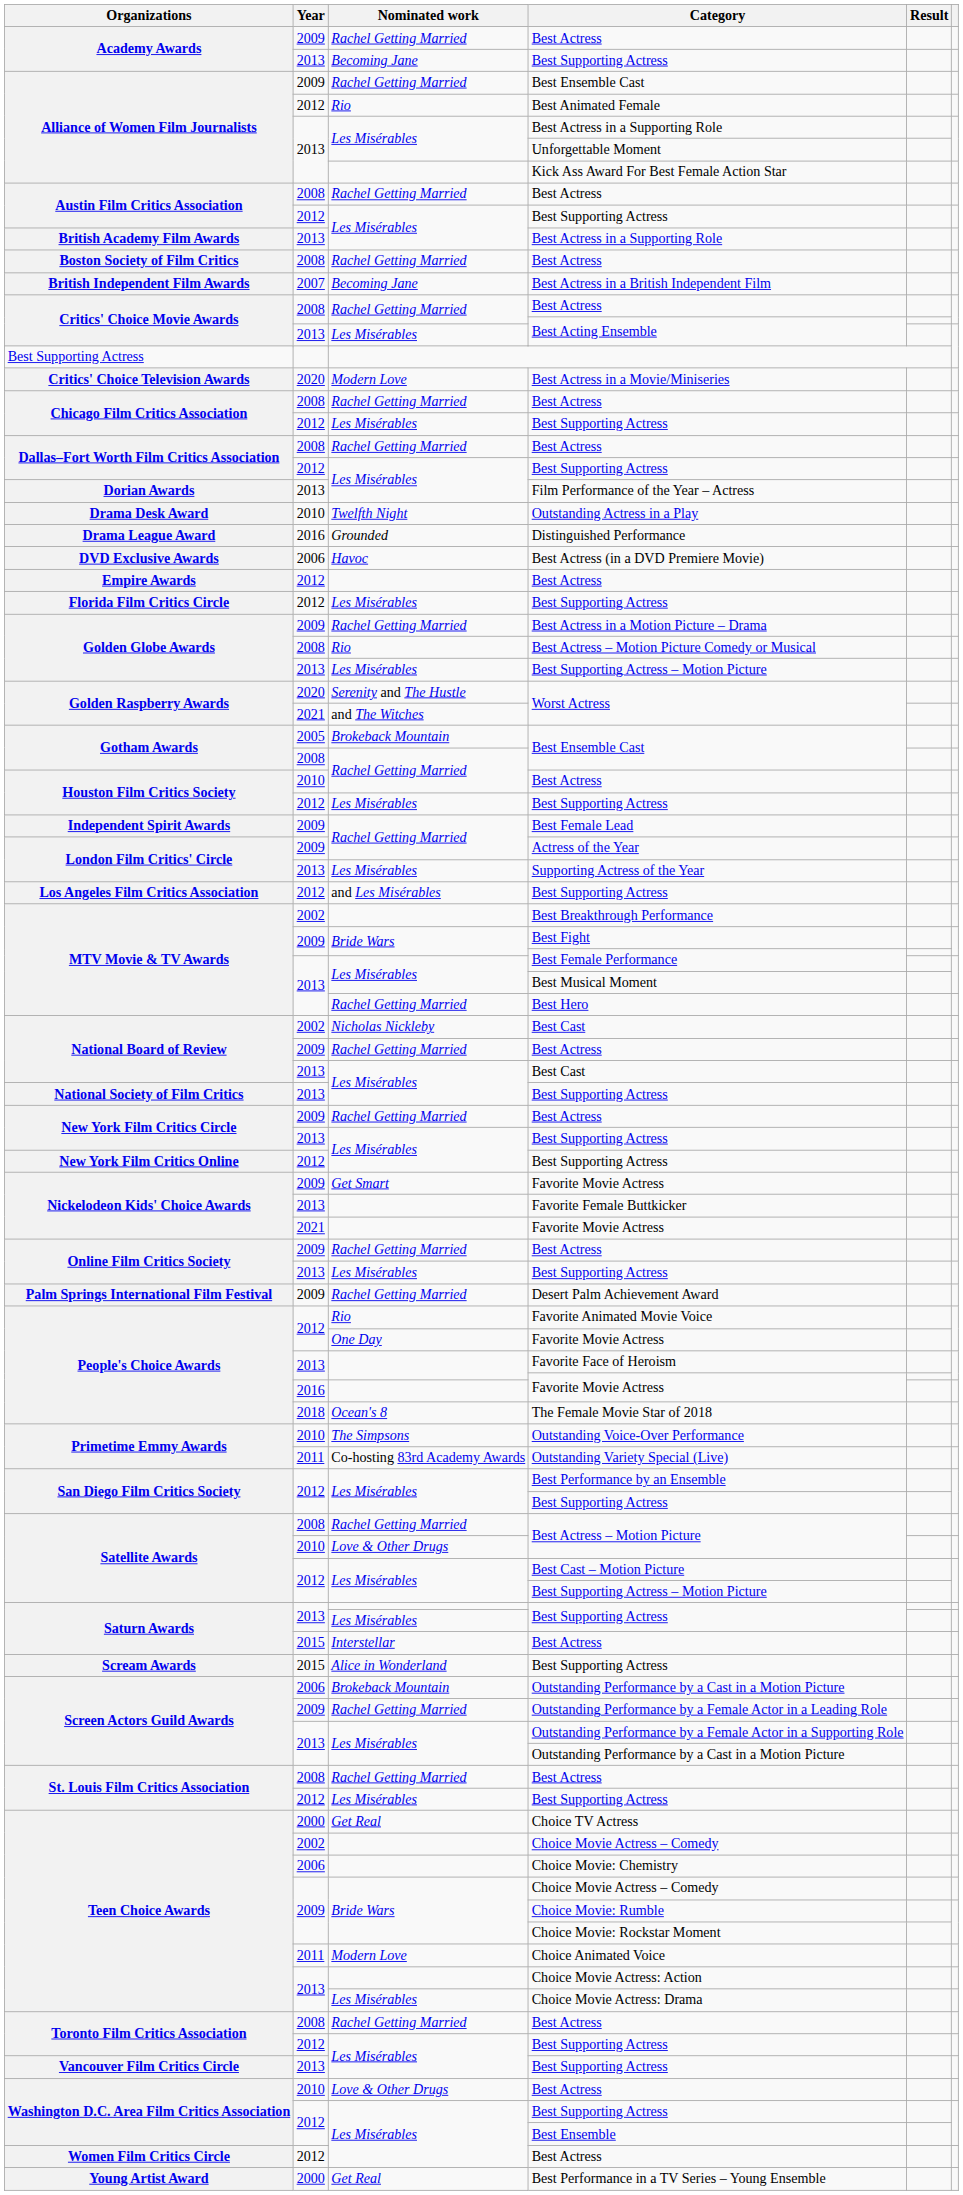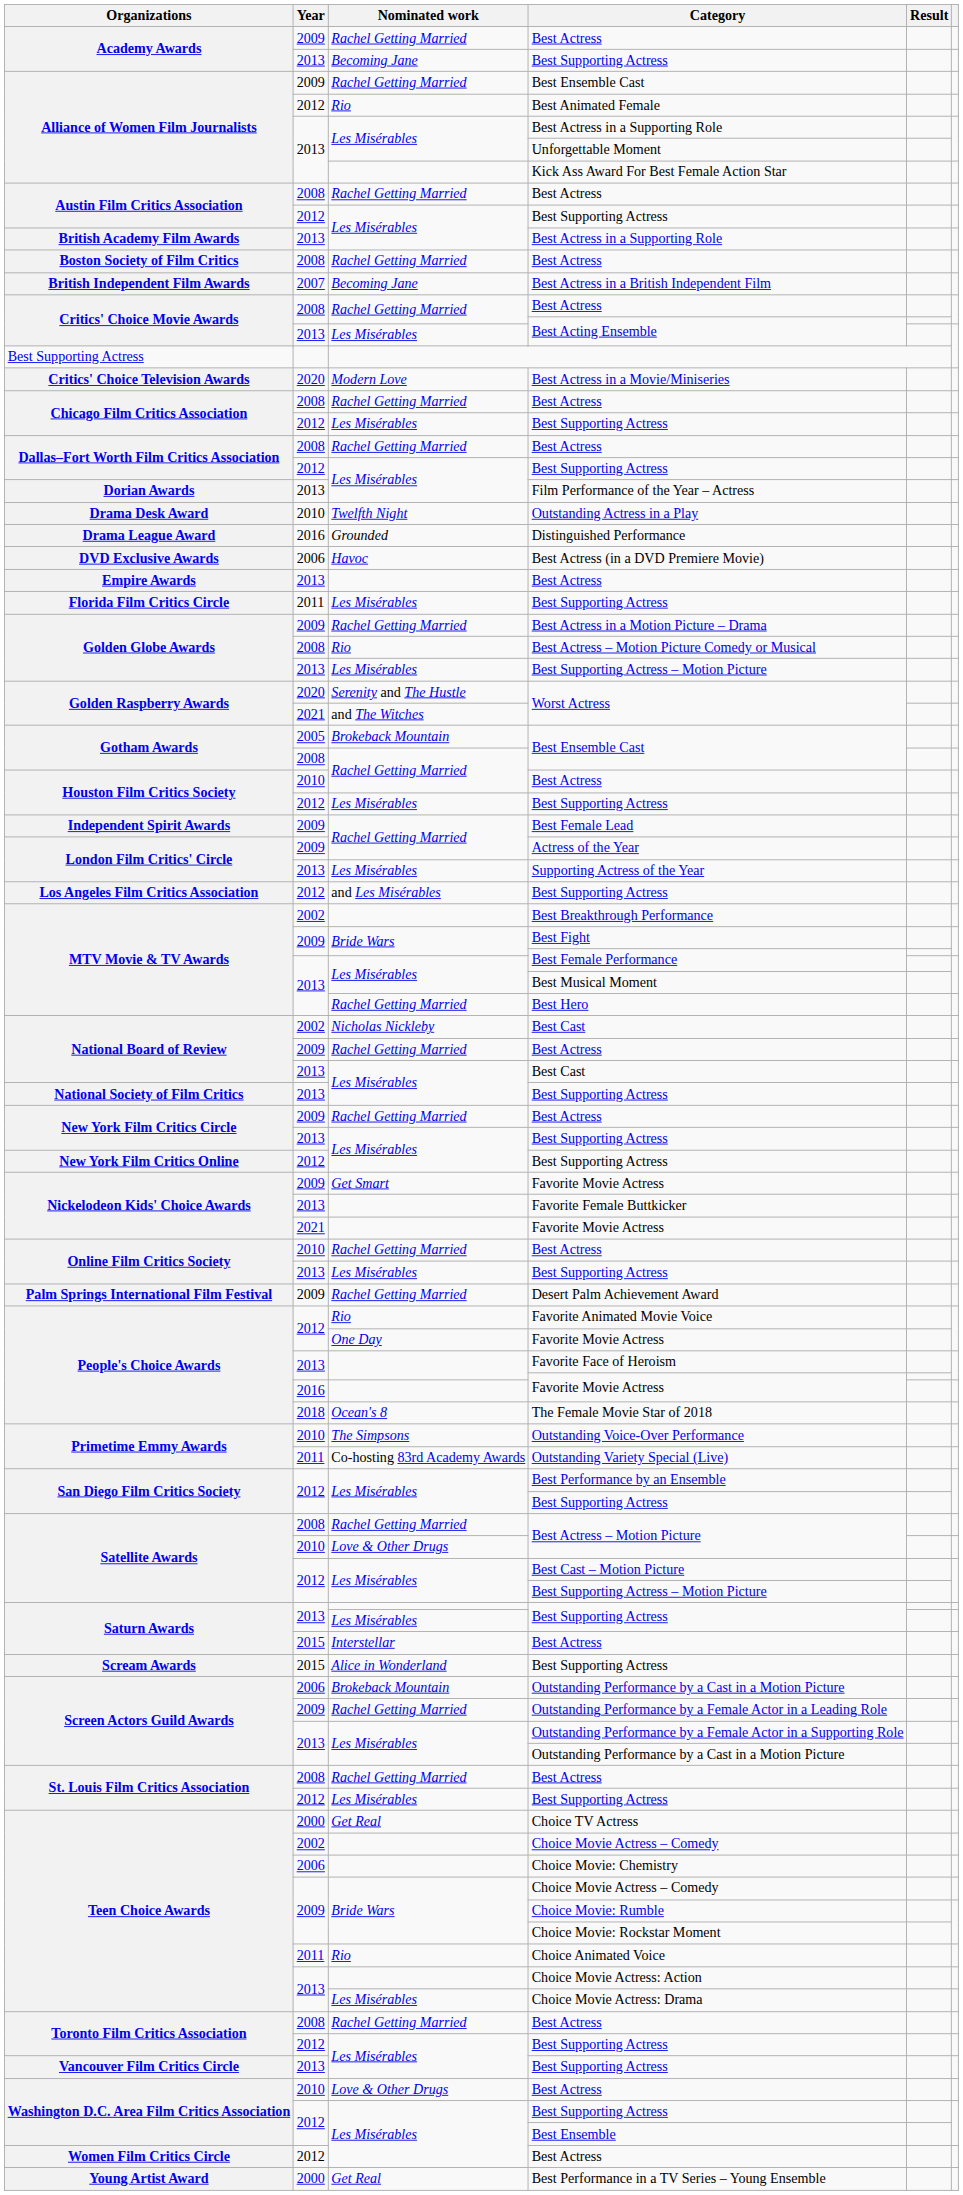(311, 580) 2012 -> (311, 580) 2013
(311, 602) 2012 -> (311, 602) 2011
(311, 1250) 2009 -> (311, 1250) 2010
(369, 1955) Modern Love -> (341, 1955) Rio
